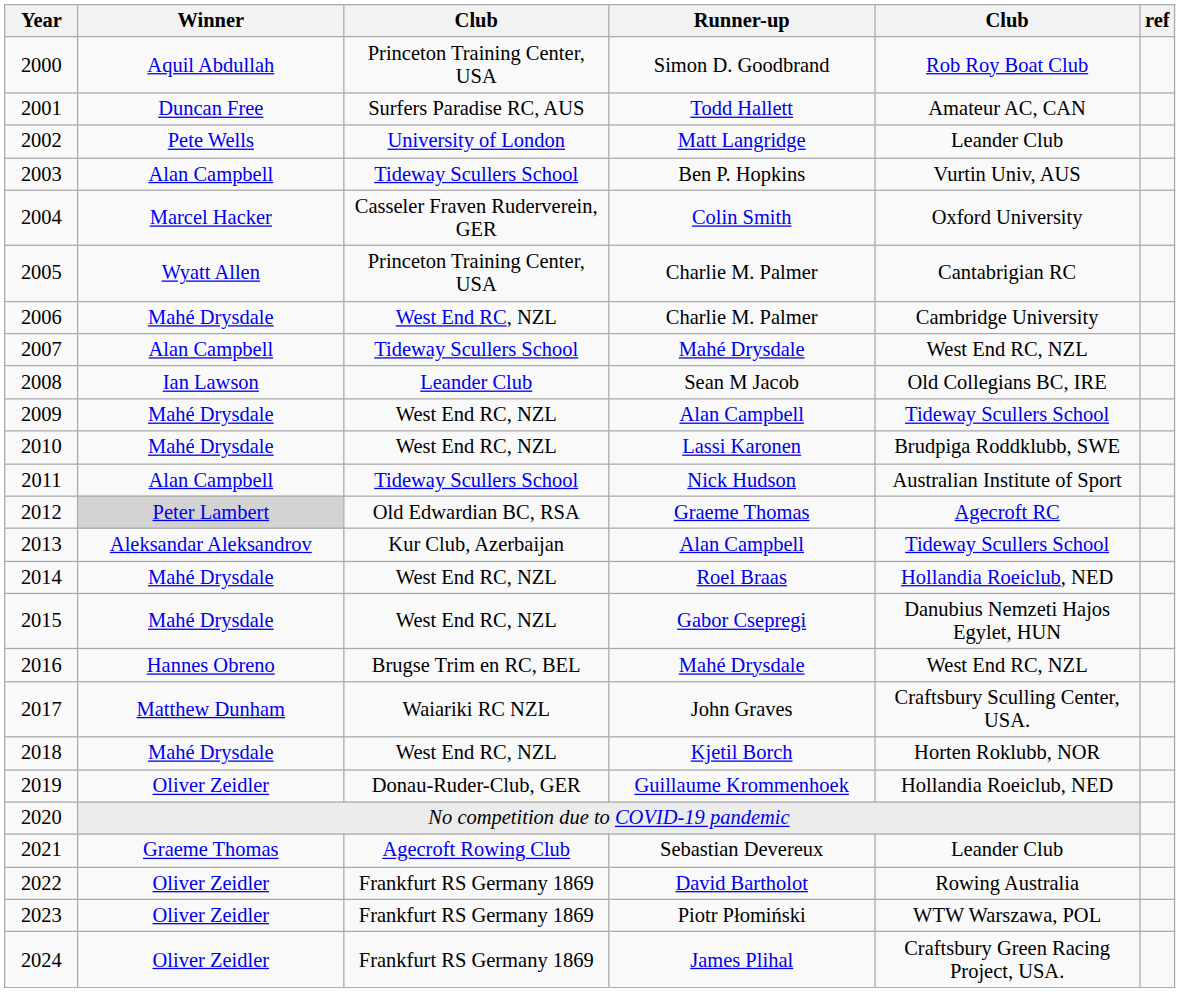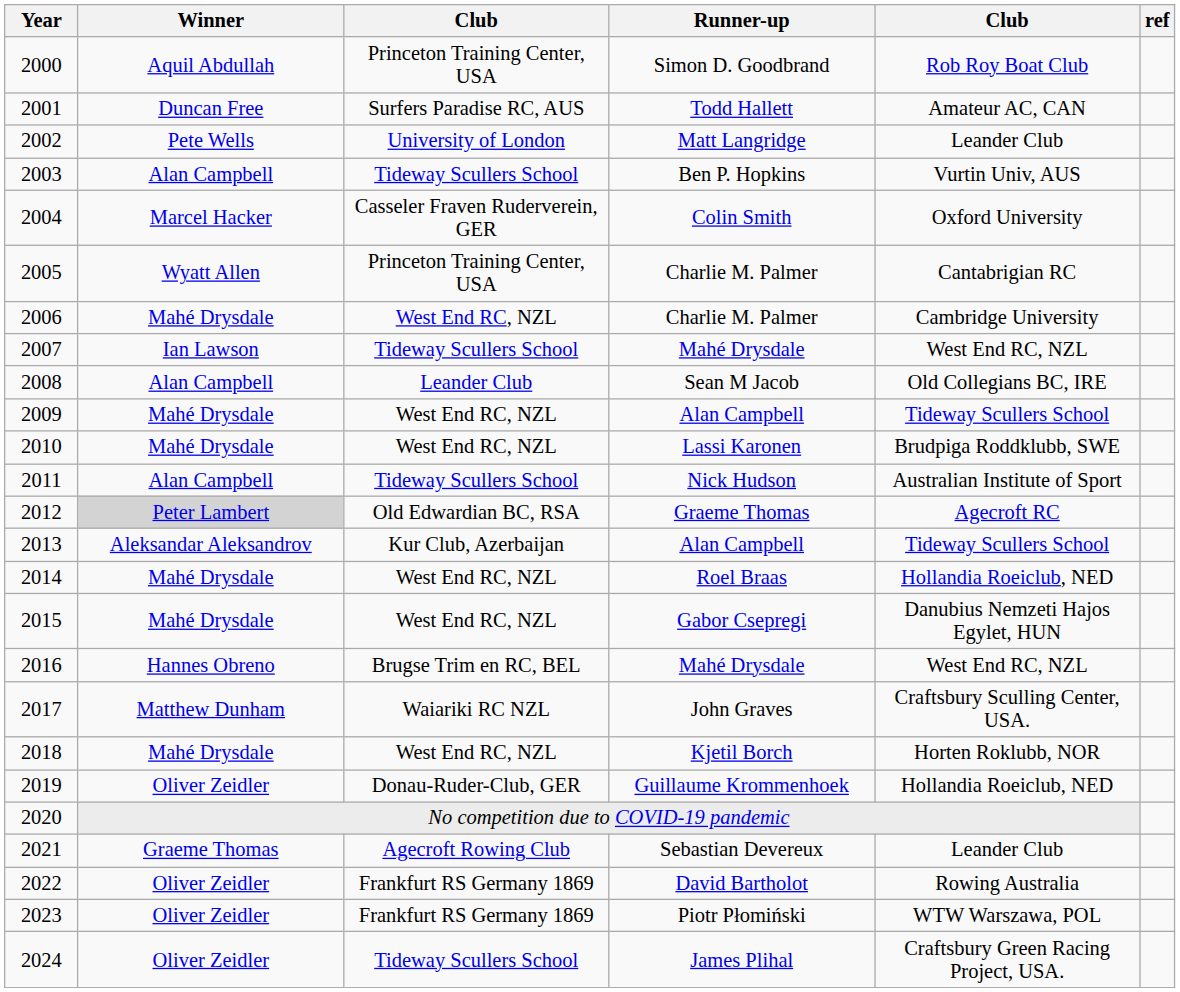(211, 349) Alan Campbell -> (211, 349) Ian Lawson
(211, 382) Ian Lawson -> (211, 382) Alan Campbell
(476, 959) Frankfurt RS Germany 1869 -> (476, 959) Tideway Scullers School
